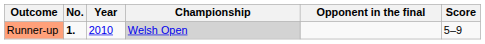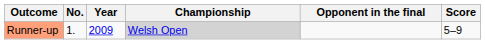(71, 30) bold -> (71, 30) normal
(101, 30) 2010 -> (101, 30) 2009
